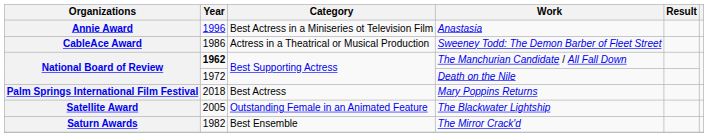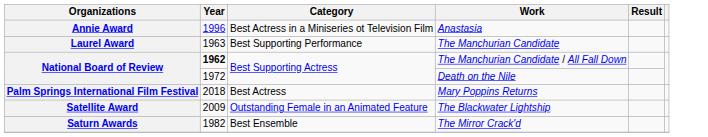- row: (550, 44)
+ row: (499, 44)
(214, 108) 2005 -> (214, 108) 2009
